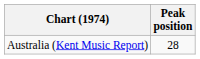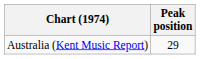(173, 44) 28 -> (173, 44) 29
